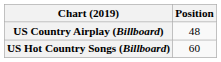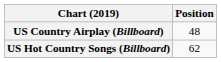(194, 48) 60 -> (194, 48) 62
